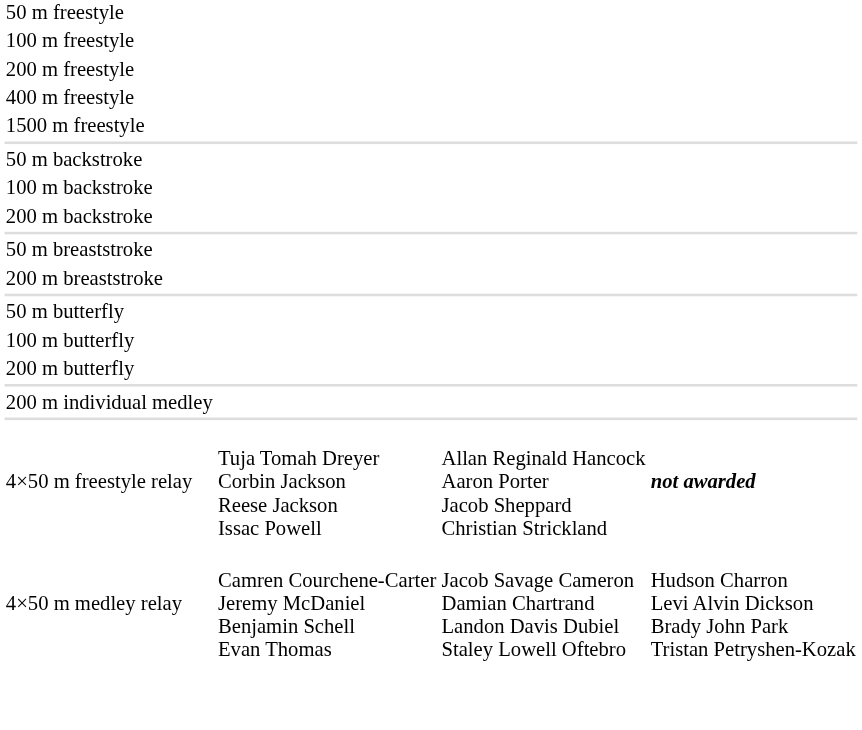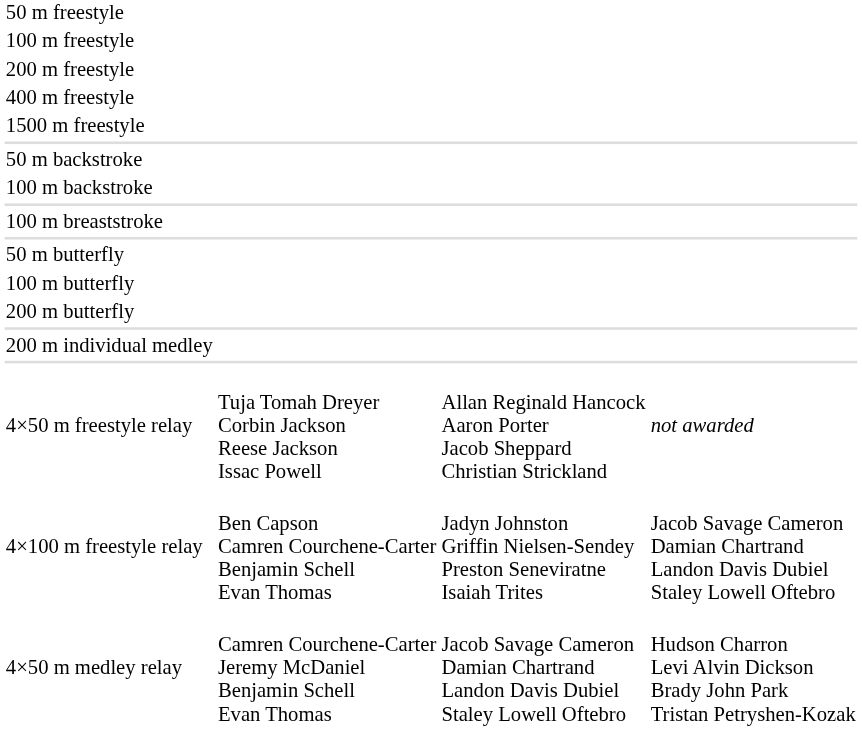- row: (79, 216)
- row: (79, 249)
+ row: (84, 221)
- row: (84, 278)
(703, 481) bold -> (702, 425) normal
+ row: (104, 546)
